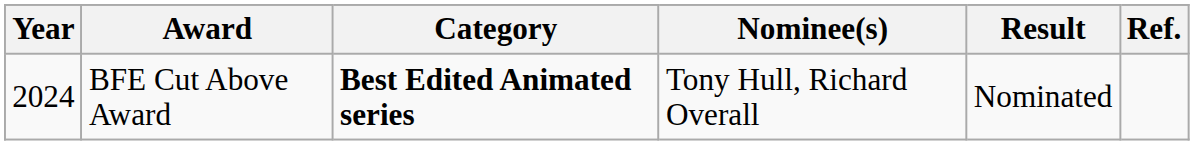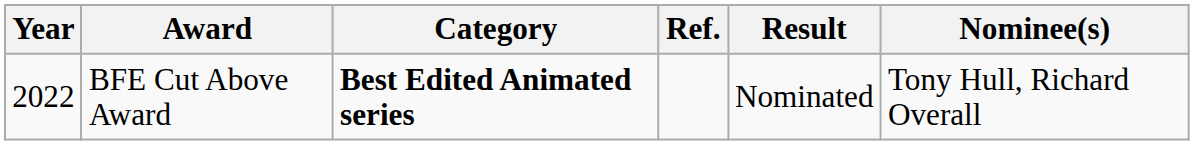columns swapped: (813, 29) <-> (1154, 29)
(43, 96) 2024 -> (43, 96) 2022
